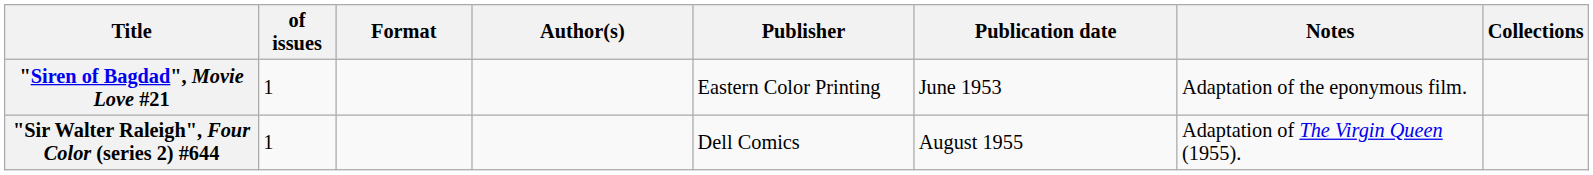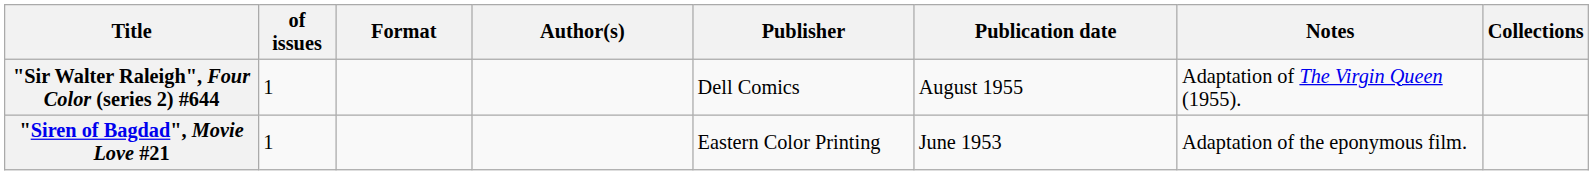rows swapped: (132, 142) <-> (132, 87)
